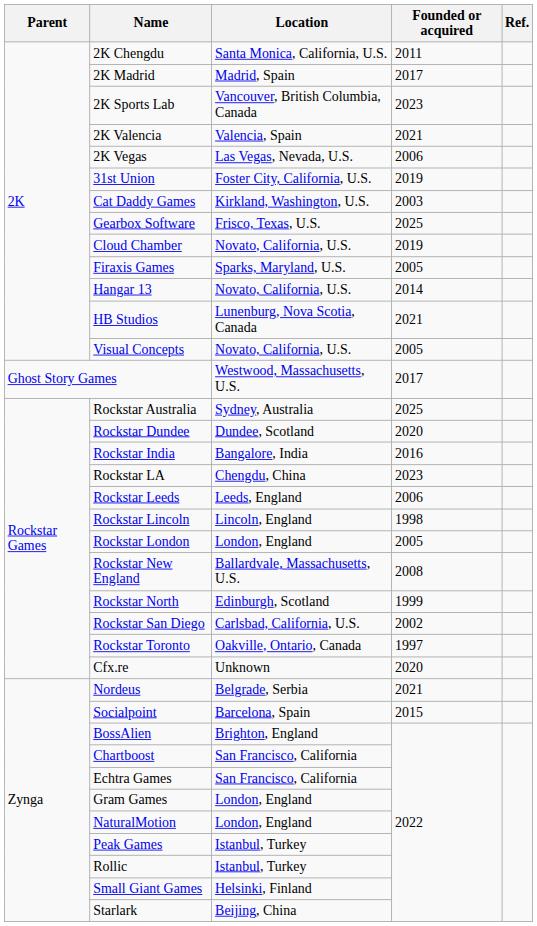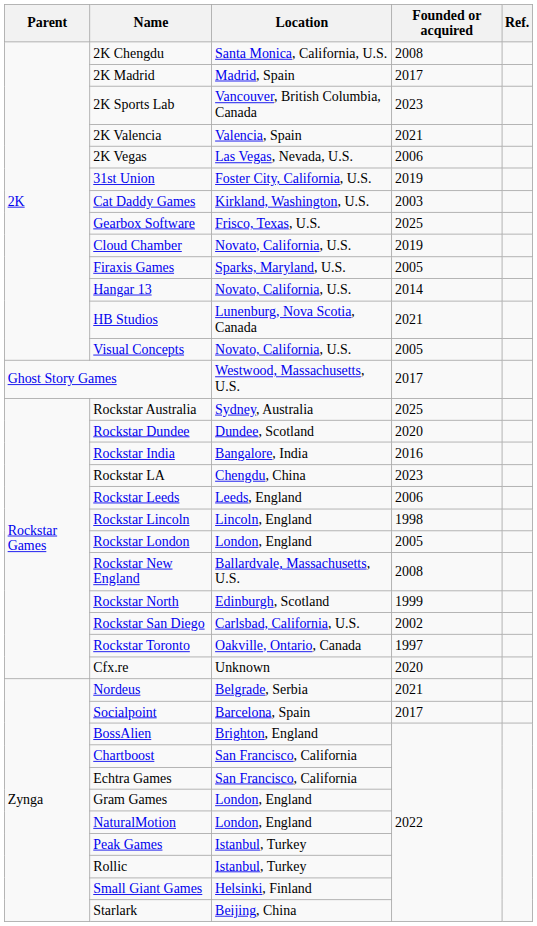(409, 53) 2011 -> (409, 53) 2008
(409, 711) 2015 -> (409, 711) 2017
